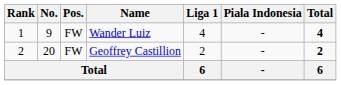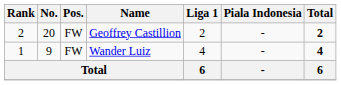rows swapped: (120, 32) <-> (135, 51)
